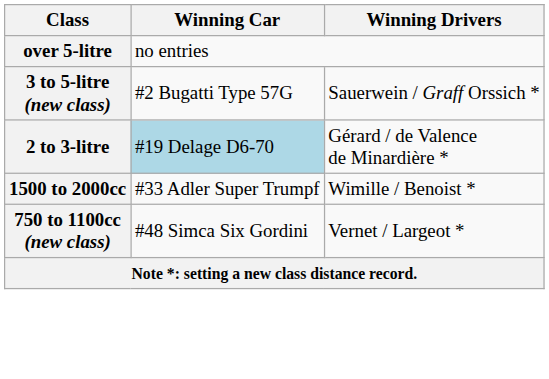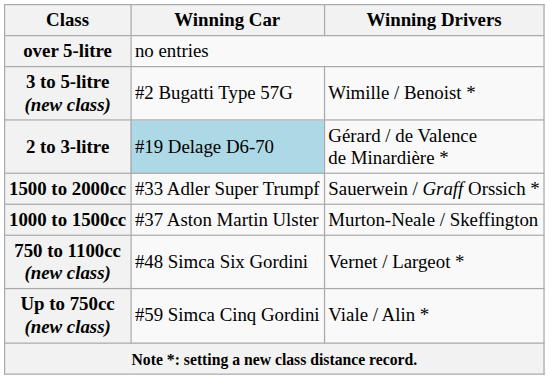(434, 93) Sauerwein / Graff Orssich * -> (402, 93) Wimille / Benoist *
(402, 189) Wimille / Benoist * -> (434, 189) Sauerwein / Graff Orssich *
+ row: (68, 220)
+ row: (68, 315)
